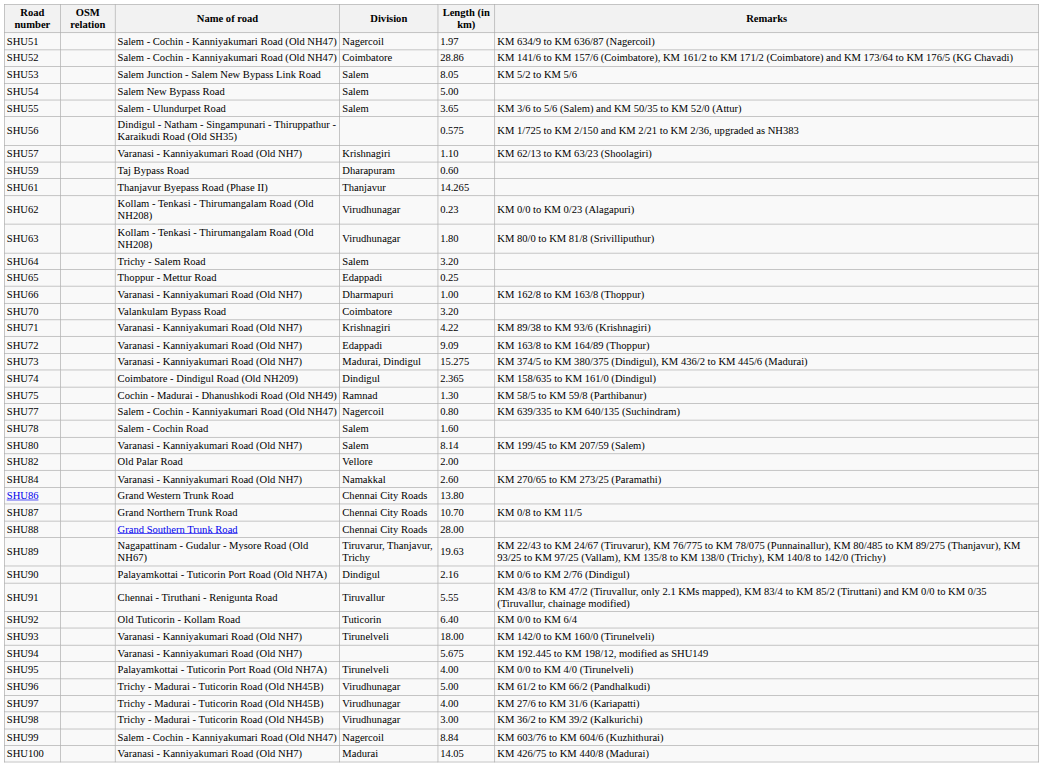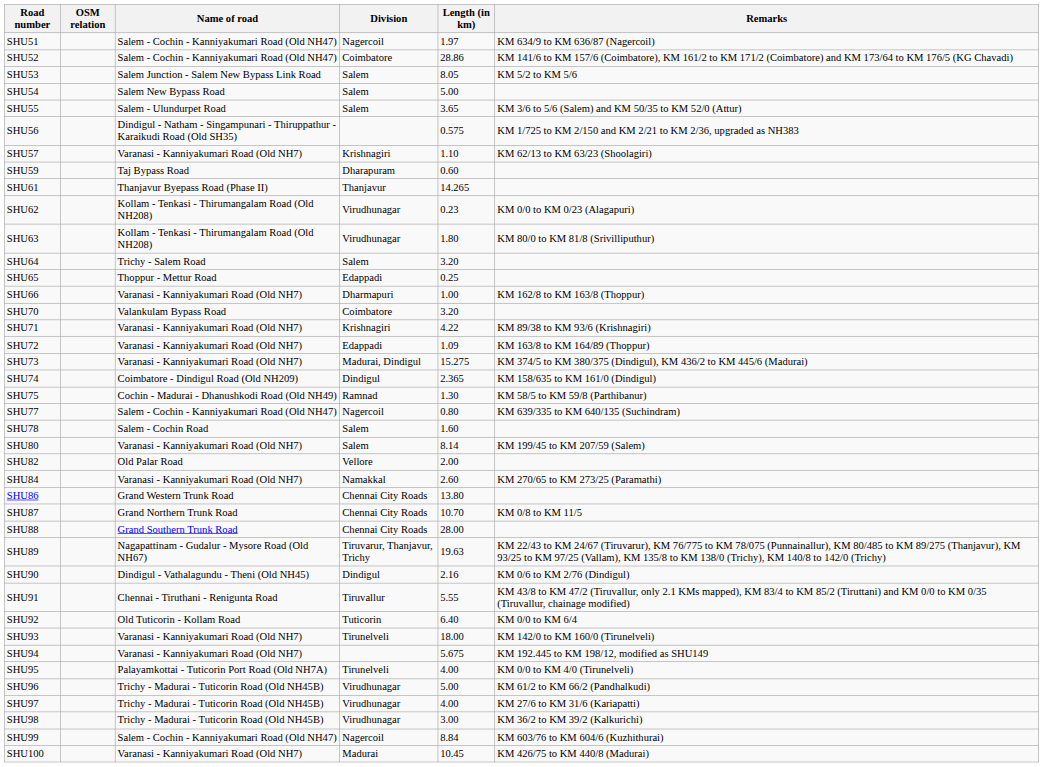(449, 345) 9.09 -> (449, 345) 1.09
(222, 574) Palayamkottai - Tuticorin Port Road (Old NH7A) -> (213, 574) Dindigul - Vathalagundu - Theni (Old NH45)
(452, 754) 14.05 -> (452, 754) 10.45
